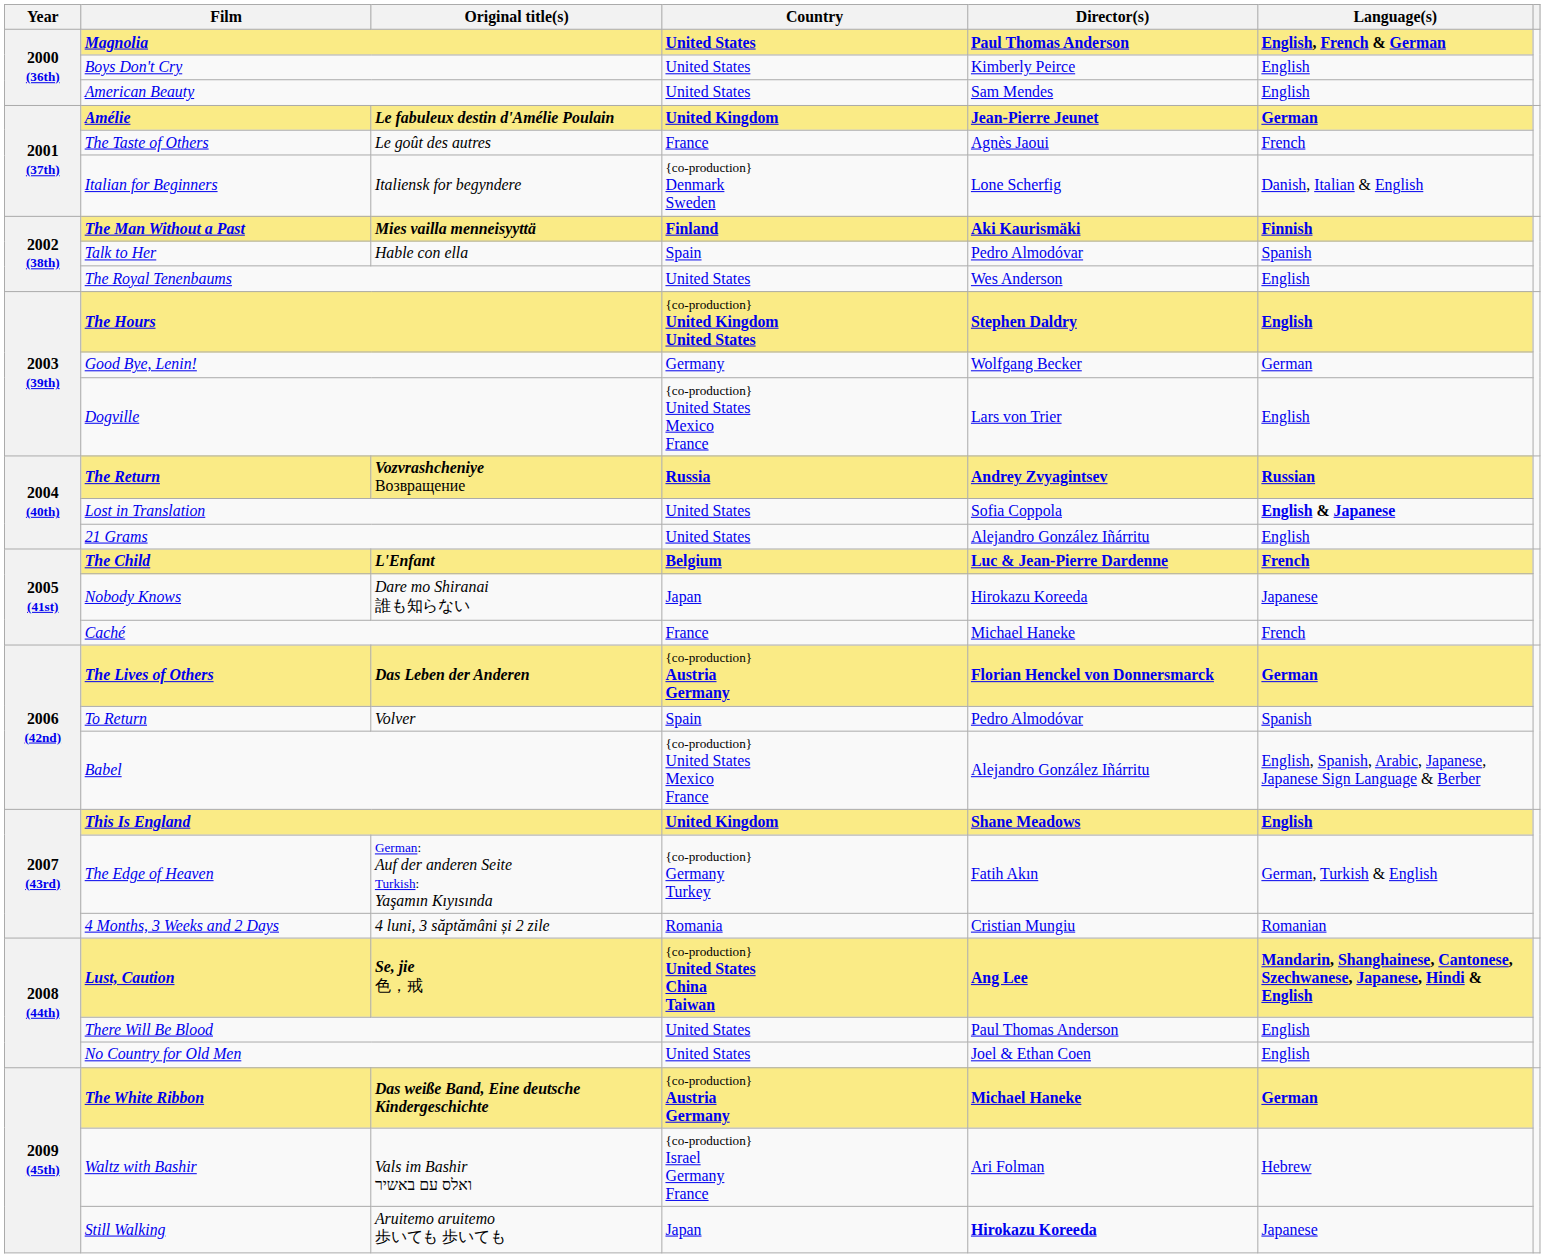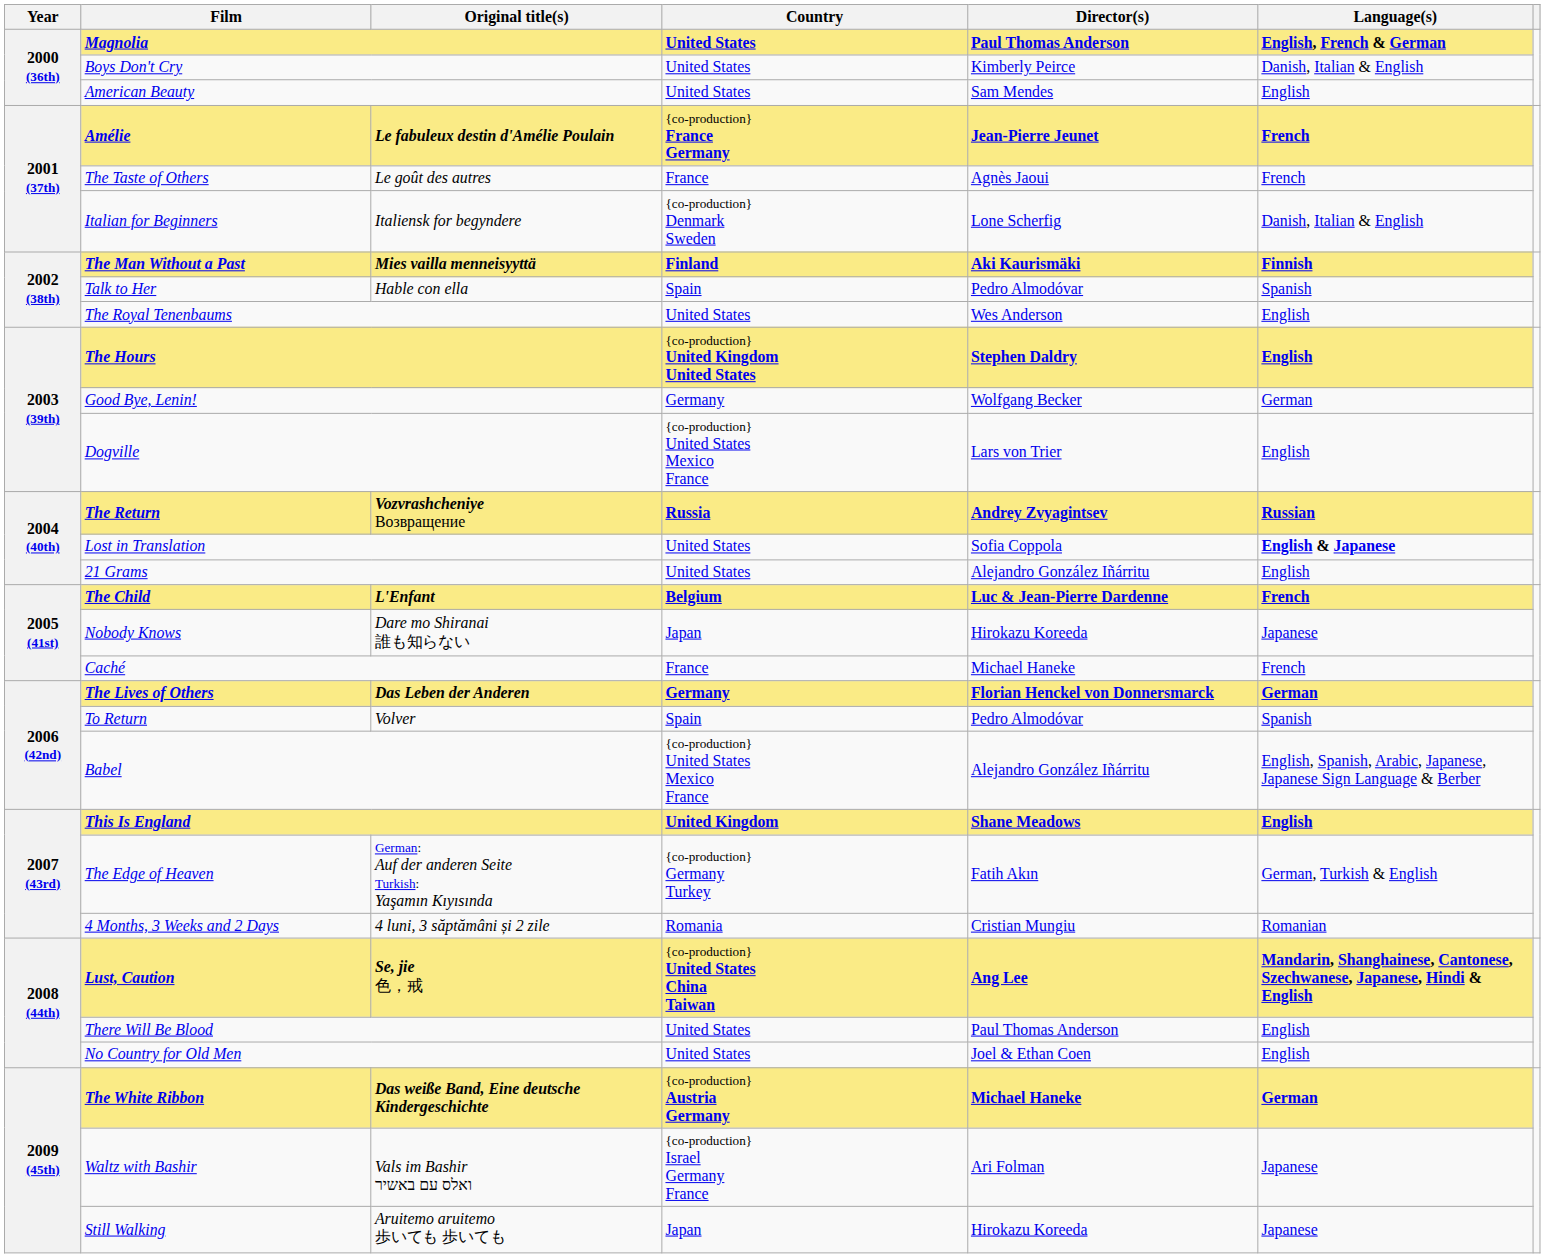(1286, 67) English -> (1342, 67) Danish, Italian & English
(722, 117) United Kingdom -> (709, 136) {co-production} France Germany
(1290, 117) German -> (1285, 135) French
(709, 676) {co-production} Austria Germany -> (698, 693) Germany
(1286, 1167) Hebrew -> (1290, 1167) Japanese
(1034, 1229) bold -> (1029, 1229) normal
